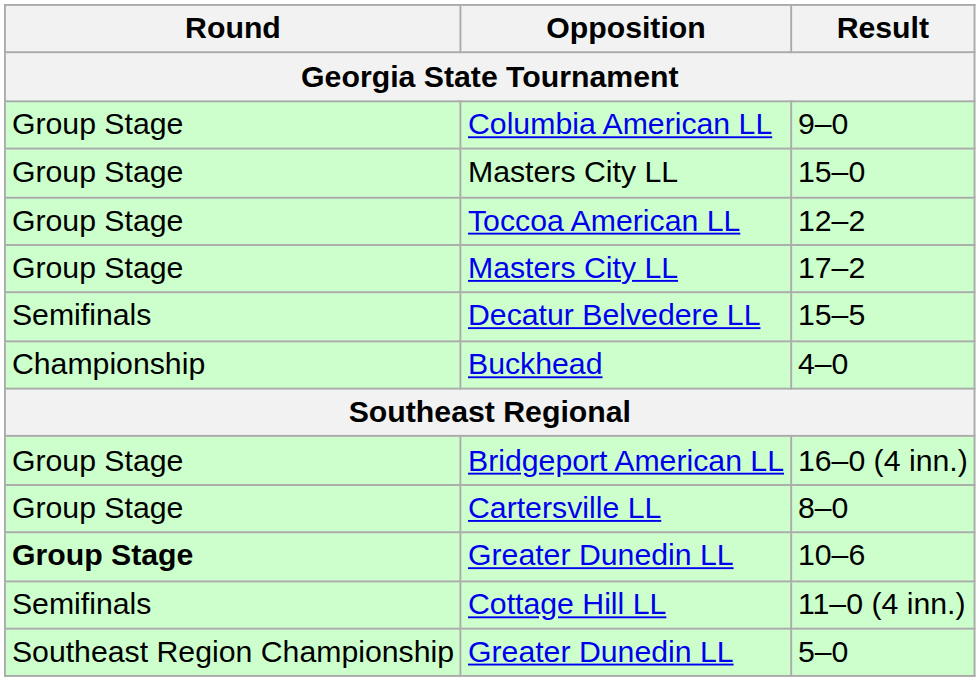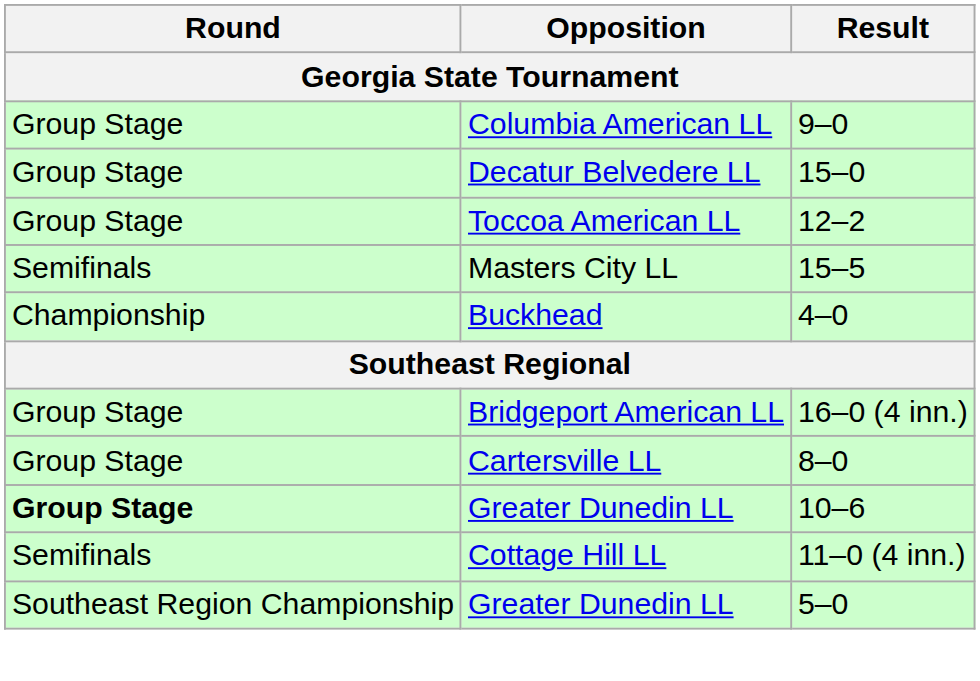(573, 172) Masters City LL -> (614, 172) Decatur Belvedere LL
- row: (832, 268)
(614, 316) Decatur Belvedere LL -> (573, 268) Masters City LL
